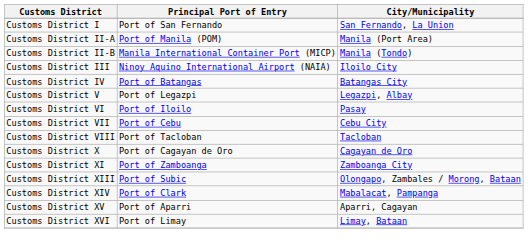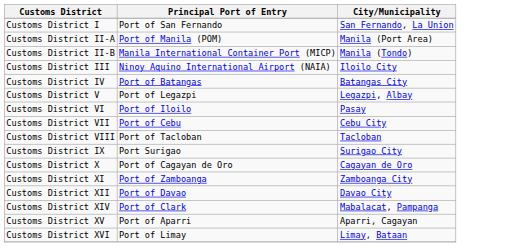+ row: (55, 151)
+ row: (58, 193)
- row: (61, 179)
